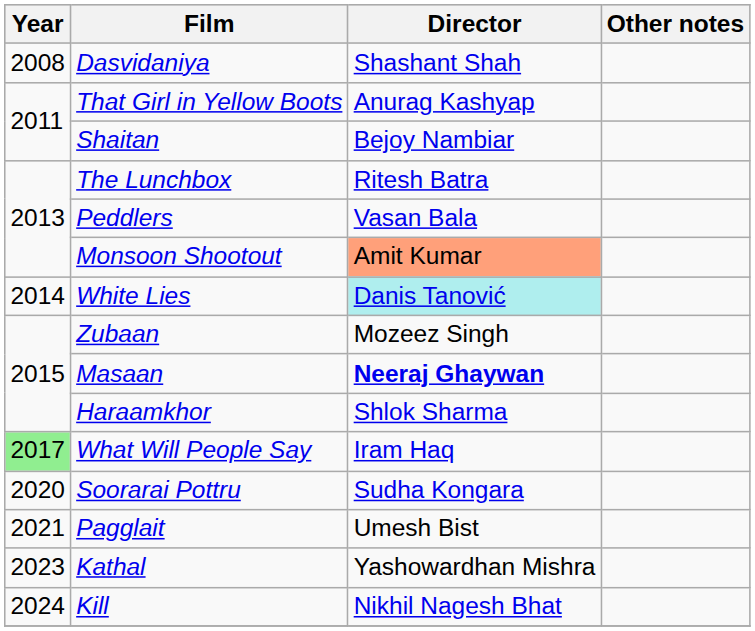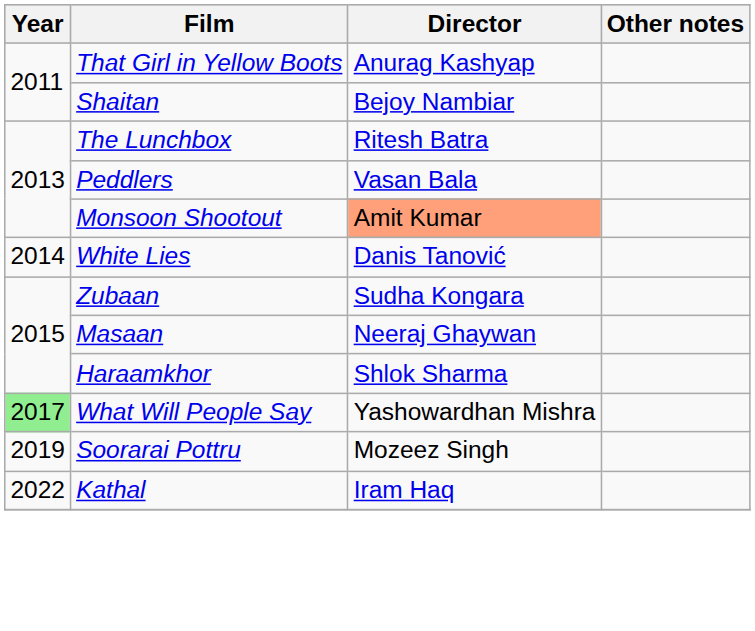- row: (143, 62)
(430, 295) paleturquoise background -> (430, 256) no background
(431, 334) Mozeez Singh -> (439, 295) Sudha Kongara
(449, 373) bold -> (445, 334) normal
(404, 450) Iram Haq -> (475, 412) Yashowardhan Mishra
(38, 489) 2020 -> (38, 450) 2019
(439, 489) Sudha Kongara -> (431, 450) Mozeez Singh
- row: (120, 528)
(38, 567) 2023 -> (38, 489) 2022
(475, 567) Yashowardhan Mishra -> (404, 489) Iram Haq
- row: (92, 606)
